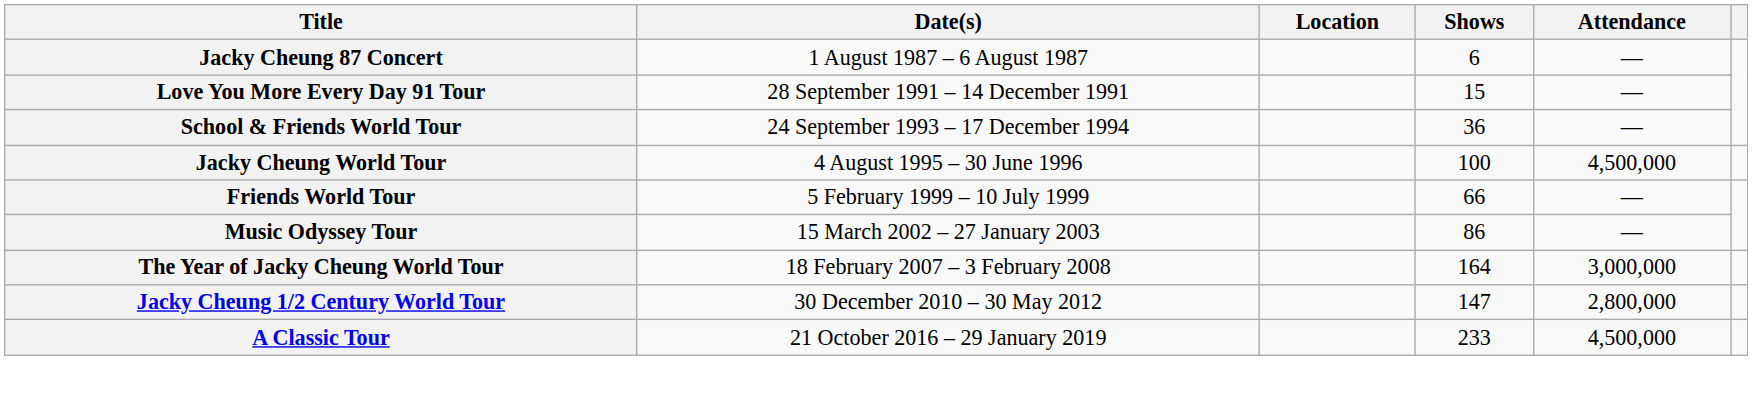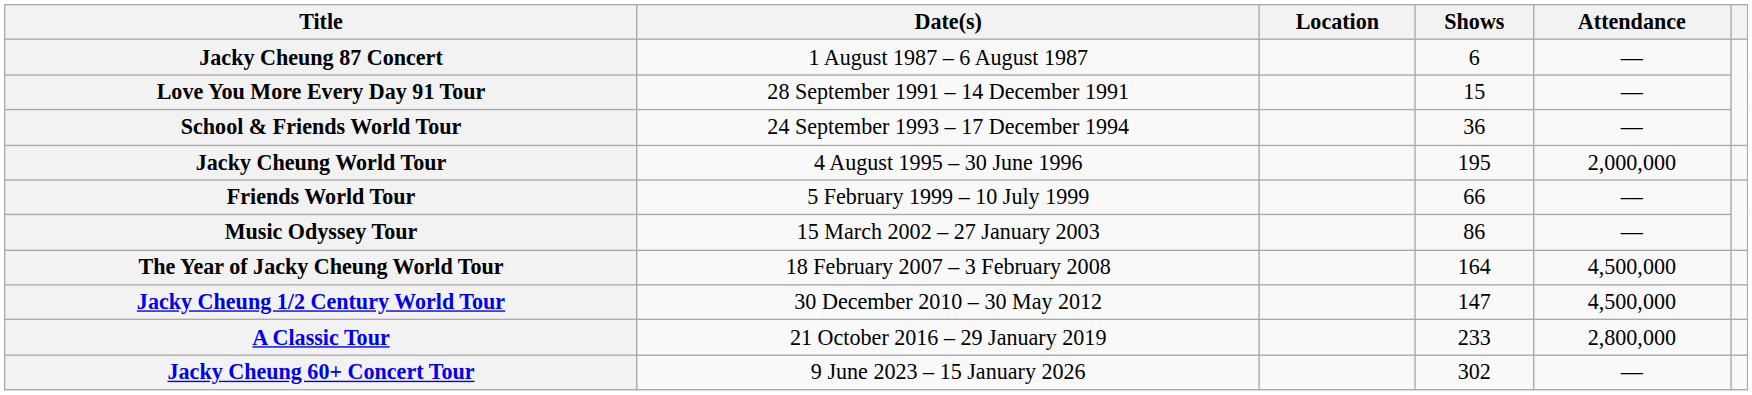(1474, 162) 100 -> (1474, 162) 195
(1632, 162) 4,500,000 -> (1632, 162) 2,000,000
(1632, 267) 3,000,000 -> (1632, 267) 4,500,000
(1632, 302) 2,800,000 -> (1632, 302) 4,500,000
(1632, 337) 4,500,000 -> (1632, 337) 2,800,000
+ row: (321, 372)
